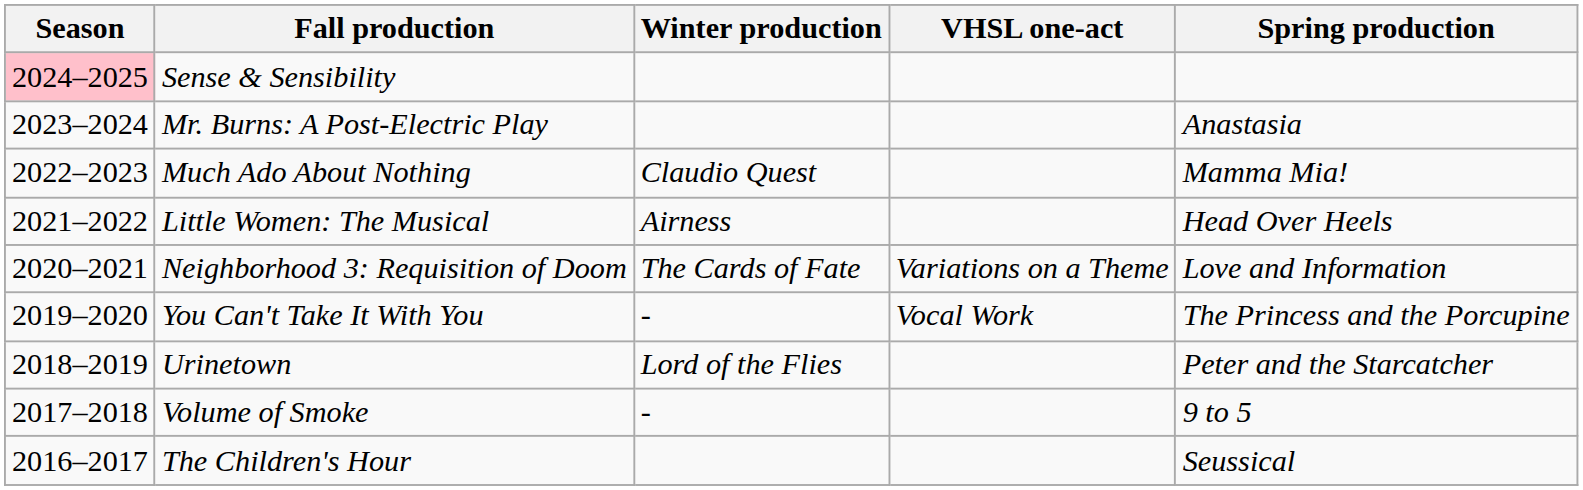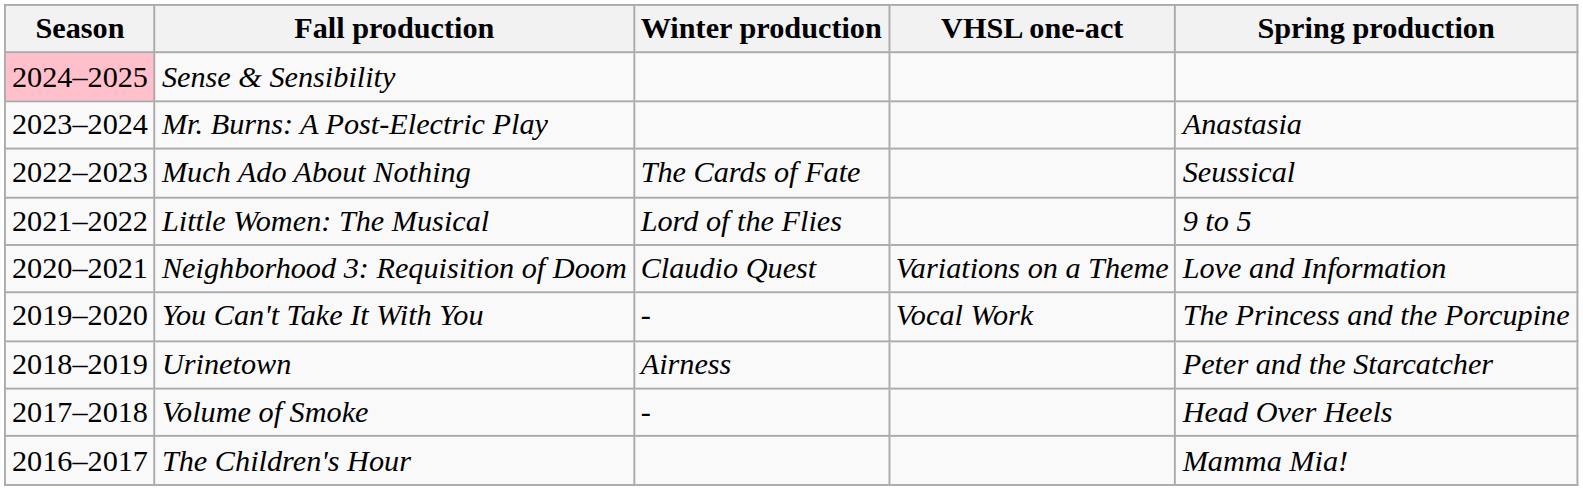(728, 172) Claudio Quest -> (751, 172) The Cards of Fate
(1265, 172) Mamma Mia! -> (1239, 172) Seussical
(686, 220) Airness -> (741, 220) Lord of the Flies
(1288, 220) Head Over Heels -> (1217, 220) 9 to 5
(751, 268) The Cards of Fate -> (728, 268) Claudio Quest
(741, 364) Lord of the Flies -> (686, 364) Airness
(1217, 412) 9 to 5 -> (1288, 412) Head Over Heels
(1239, 460) Seussical -> (1265, 460) Mamma Mia!
